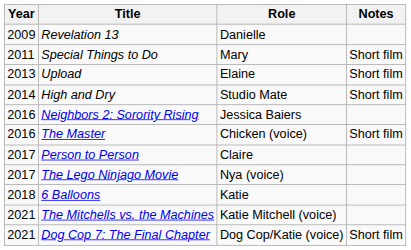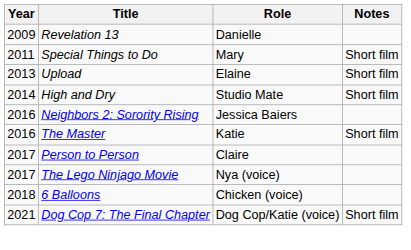(263, 134) Chicken (voice) -> (230, 134) Katie
(234, 194) Katie -> (259, 194) Chicken (voice)
- row: (128, 214)
